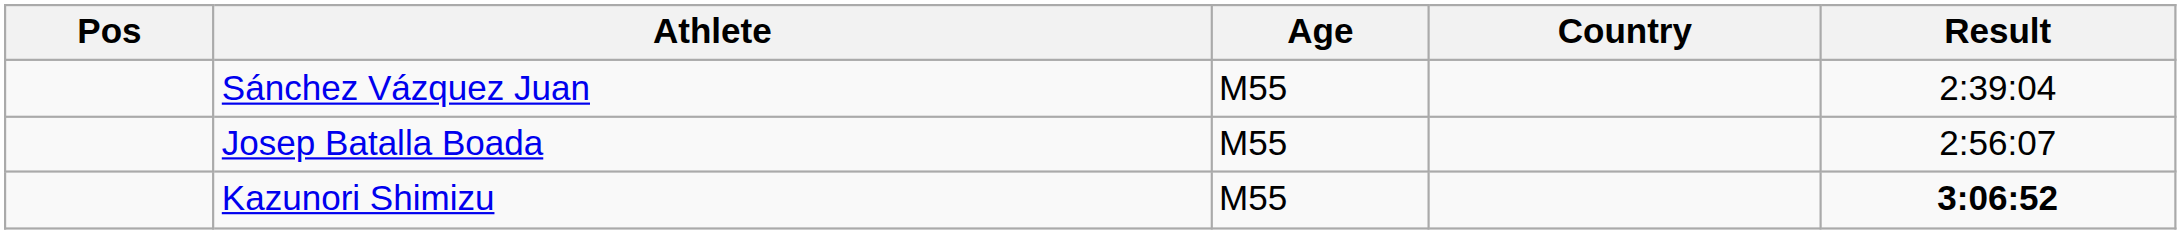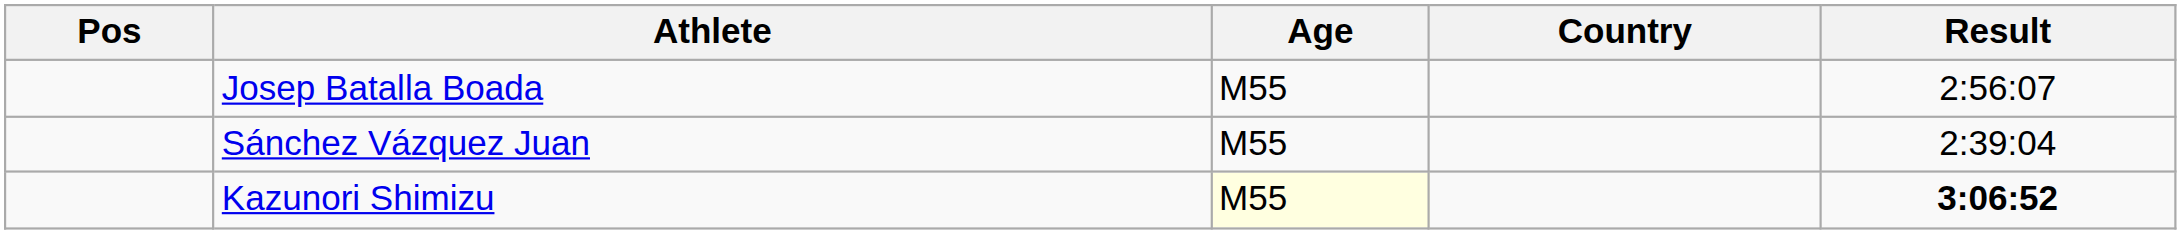rows swapped: (406, 87) <-> (383, 143)
(1253, 198) no background -> (1253, 198) lightyellow background
